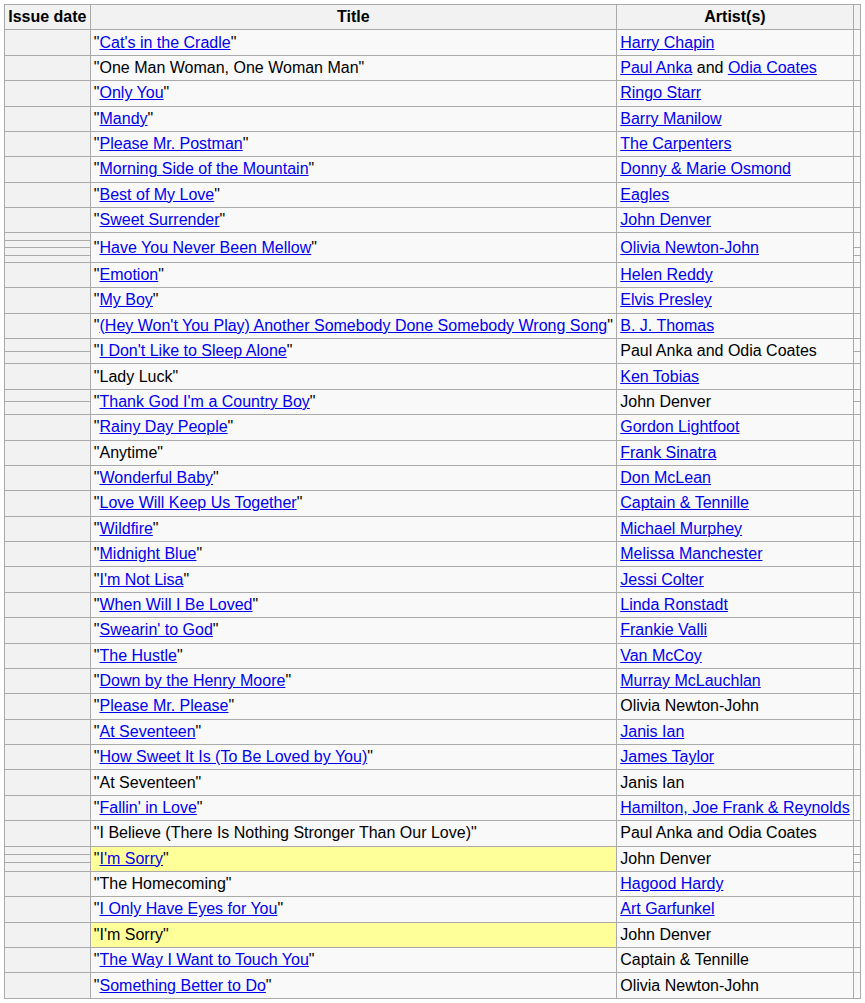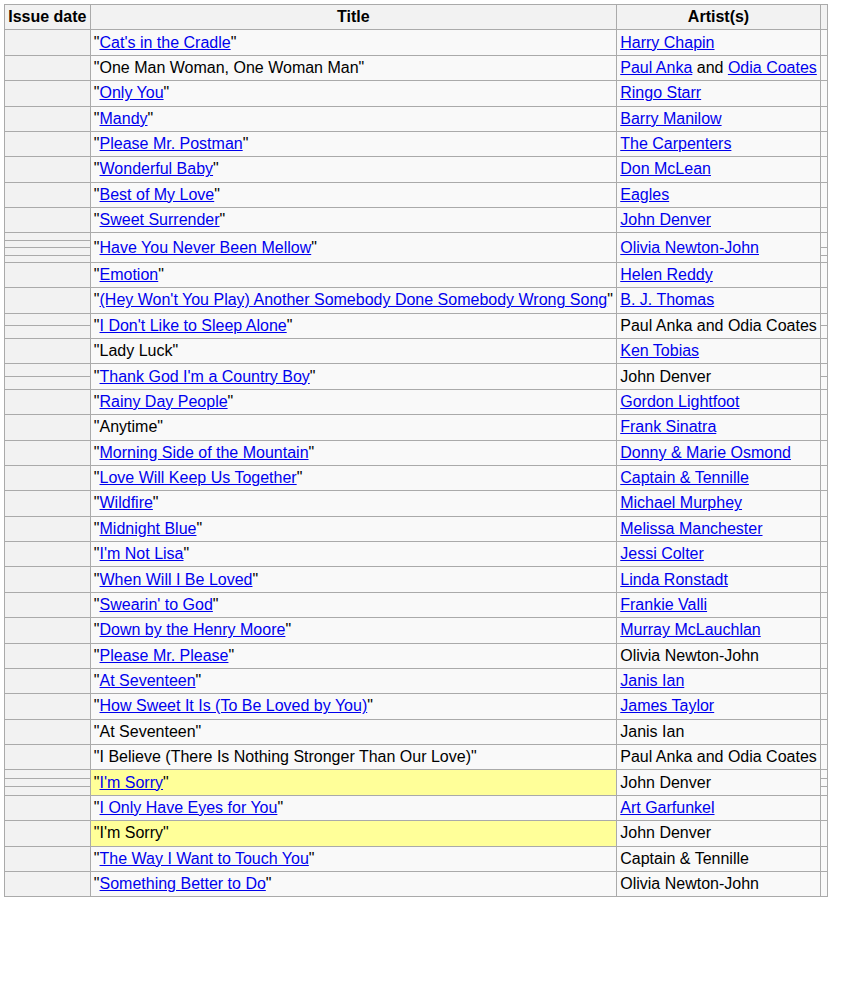rows swapped: (204, 169) <-> (156, 478)
- row: (126, 300)
- row: (138, 655)
- row: (148, 807)
- row: (163, 884)
